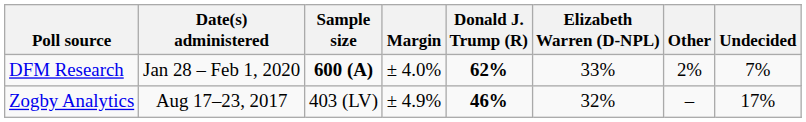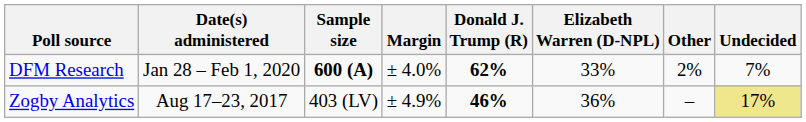(598, 101) 32% -> (598, 101) 36%
(758, 101) no background -> (758, 101) khaki background
